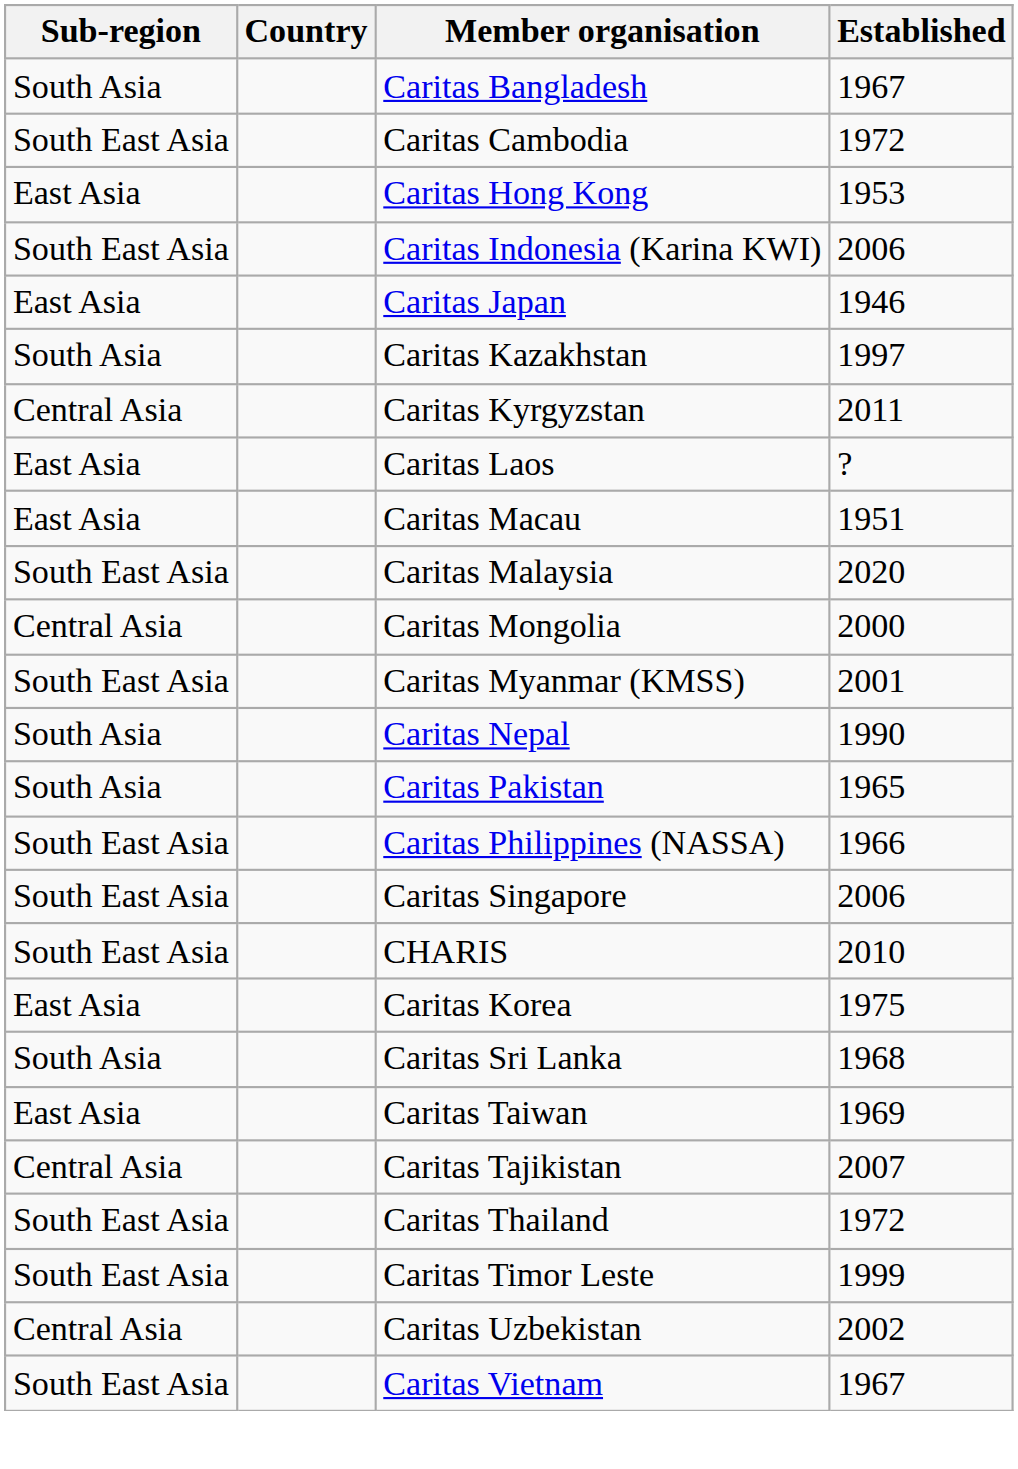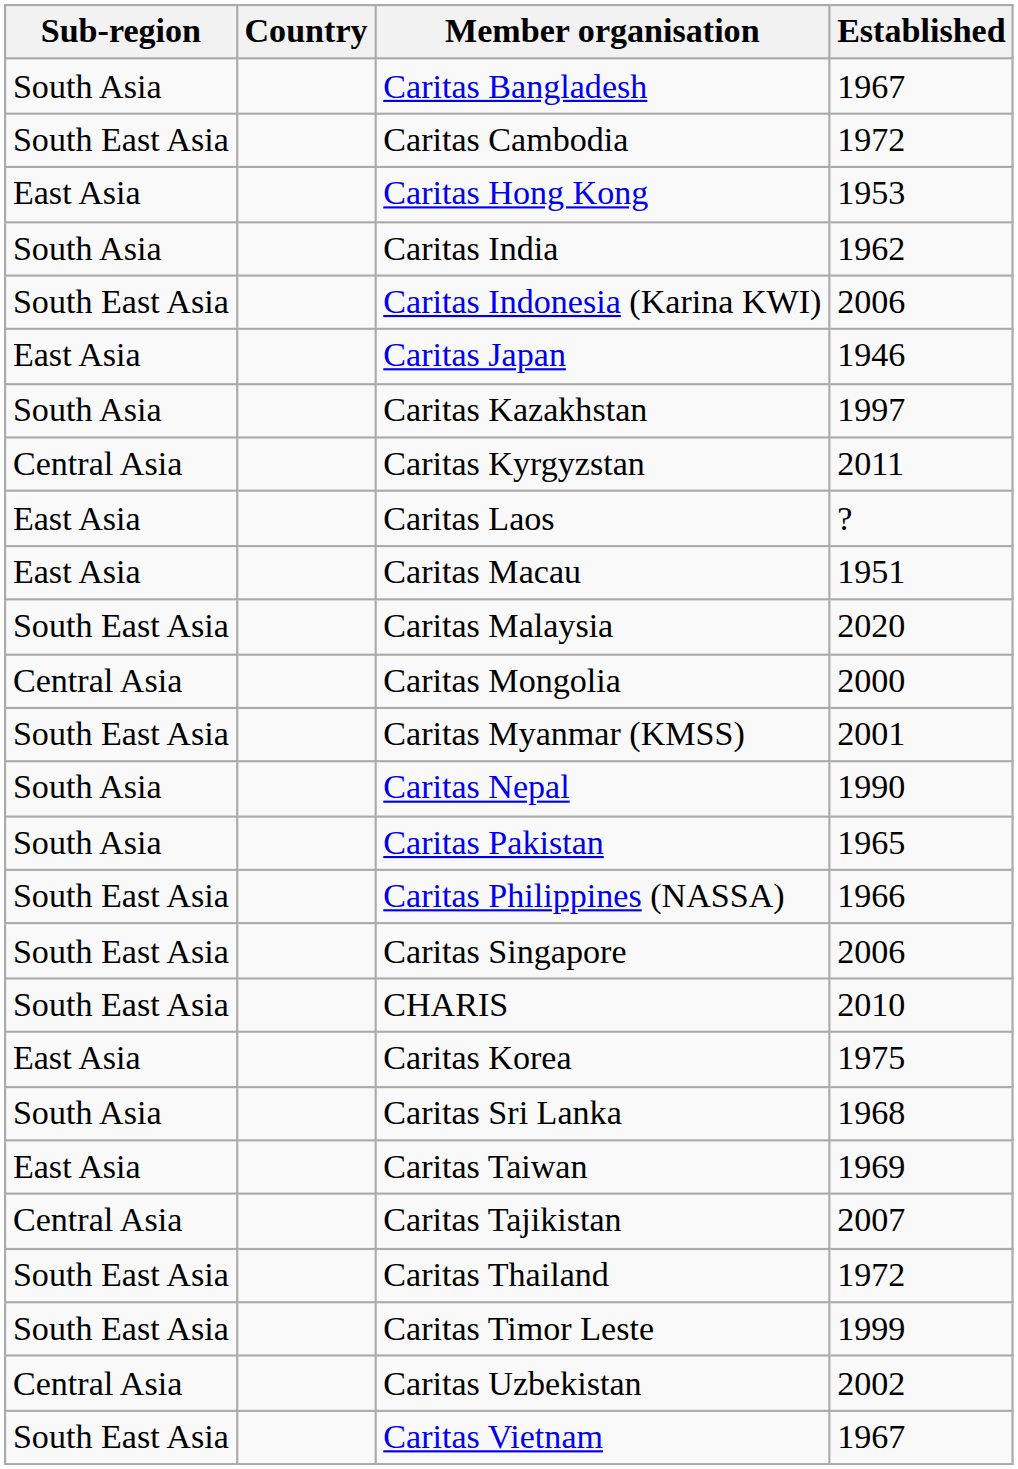+ row: (471, 247)
